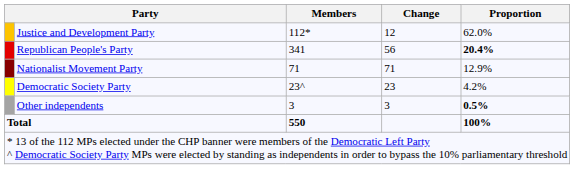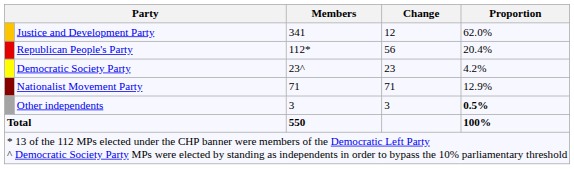(300, 32) 112* -> (297, 32) 341
(297, 50) 341 -> (300, 50) 112*
(479, 50) bold -> (478, 50) normal
rows swapped: (80, 68) <-> (74, 87)
